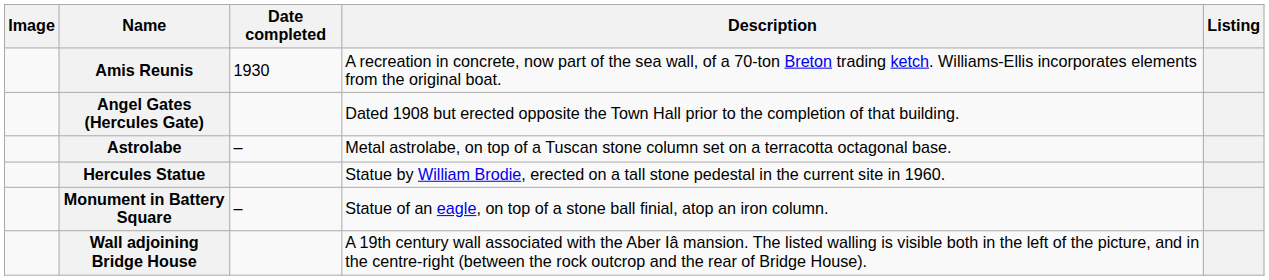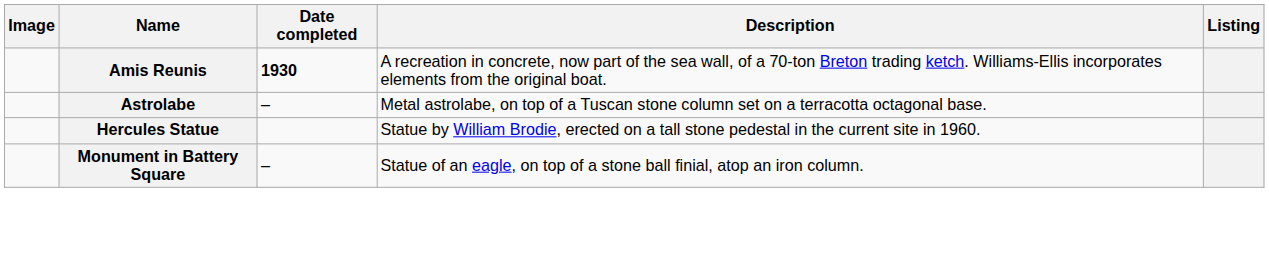(251, 70) normal -> (279, 70) bold
- row: (144, 114)
- row: (144, 252)
